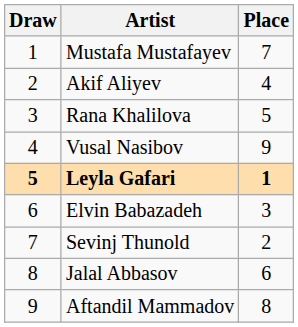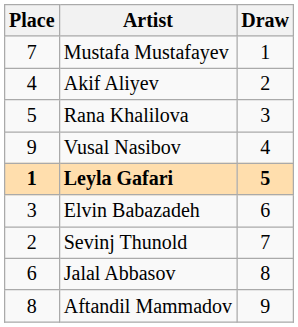columns swapped: (33, 20) <-> (266, 20)
